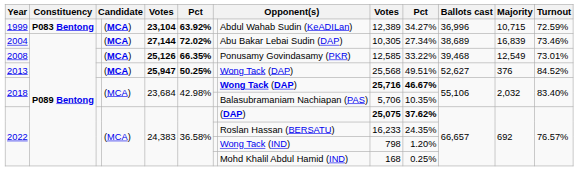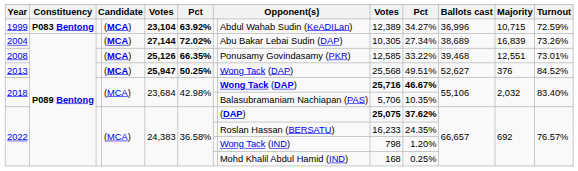(553, 41) 73.46% -> (553, 41) 73.26%
(511, 56) 12,549 -> (511, 56) 12,551
